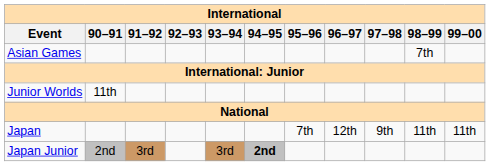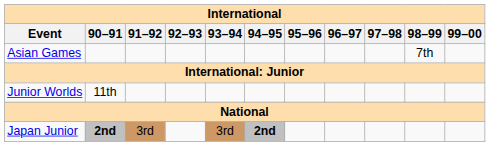- row: (24, 131)
(105, 151) normal -> (105, 131) bold
